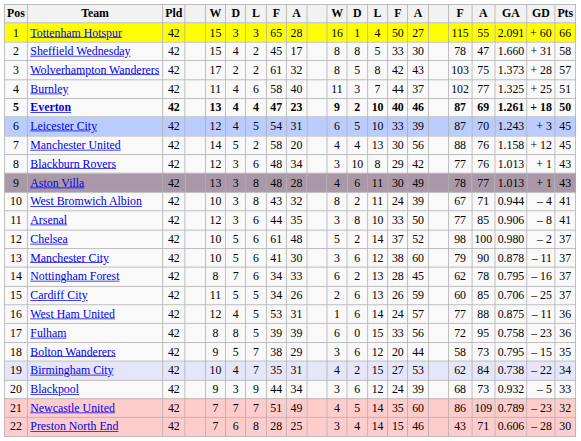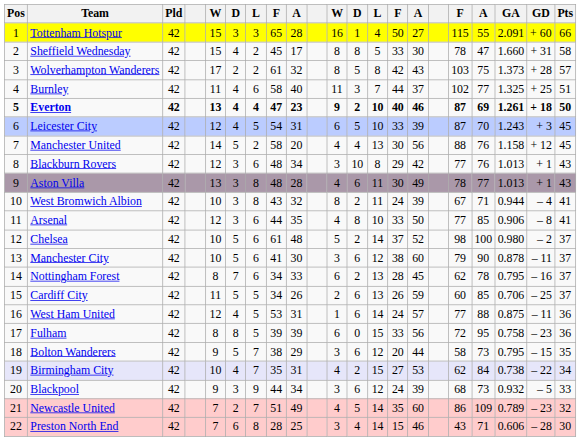(337, 220) 3 -> (337, 220) 4
(236, 408) 7 -> (236, 408) 2
